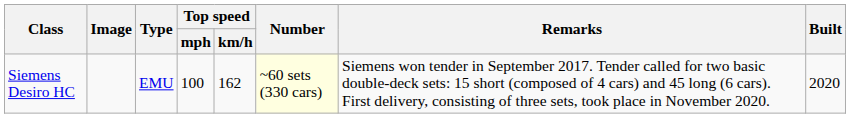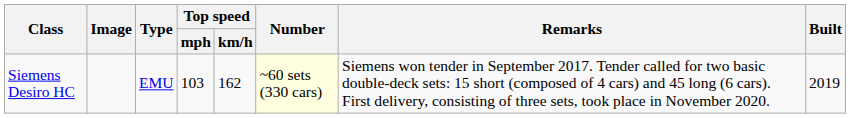(192, 83) 100 -> (192, 83) 103
(825, 83) 2020 -> (825, 83) 2019
